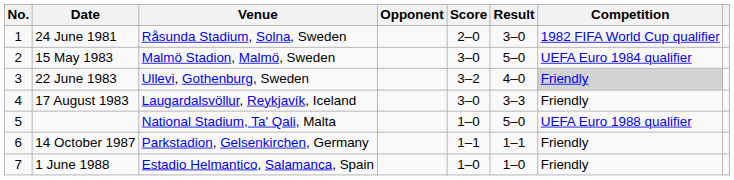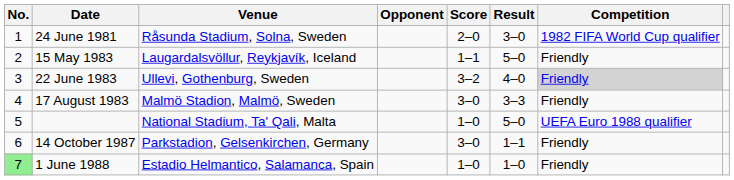(238, 57) Malmö Stadion, Malmö, Sweden -> (249, 57) Laugardalsvöllur, Reykjavík, Iceland
(469, 57) 3–0 -> (469, 57) 1–1
(616, 57) UEFA Euro 1984 qualifier -> (565, 57) Friendly
(249, 100) Laugardalsvöllur, Reykjavík, Iceland -> (238, 100) Malmö Stadion, Malmö, Sweden
(469, 143) 1–1 -> (469, 143) 3–0
(18, 164) no background -> (18, 164) lightgreen background
